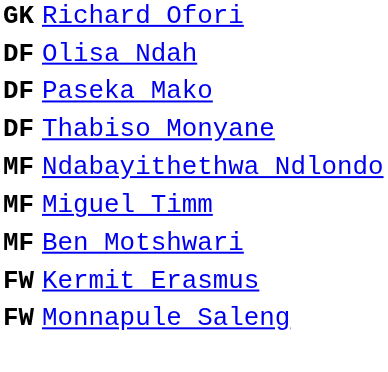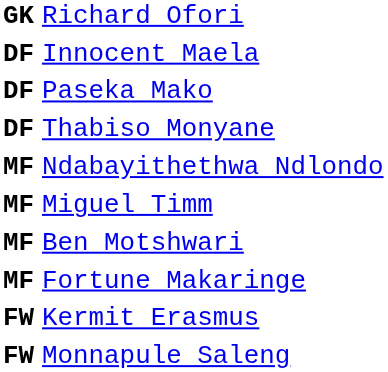- row: (120, 54)
+ row: (151, 54)
+ row: (174, 281)
